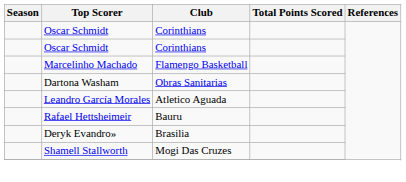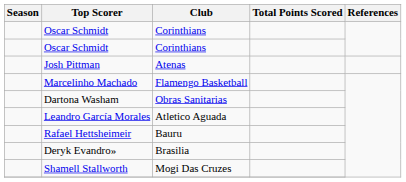+ row: (72, 64)
